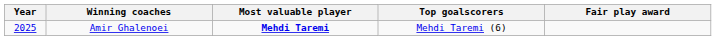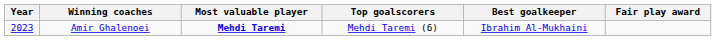+ column: (534, 12)
(25, 28) 2025 -> (22, 28) 2023
